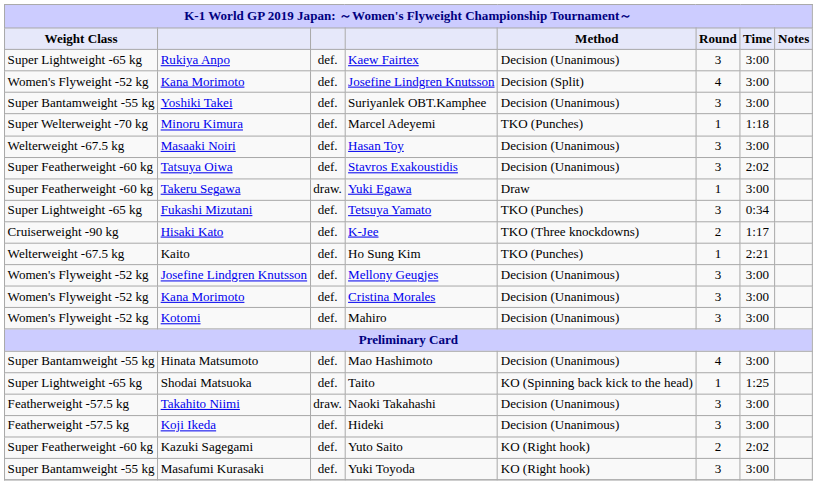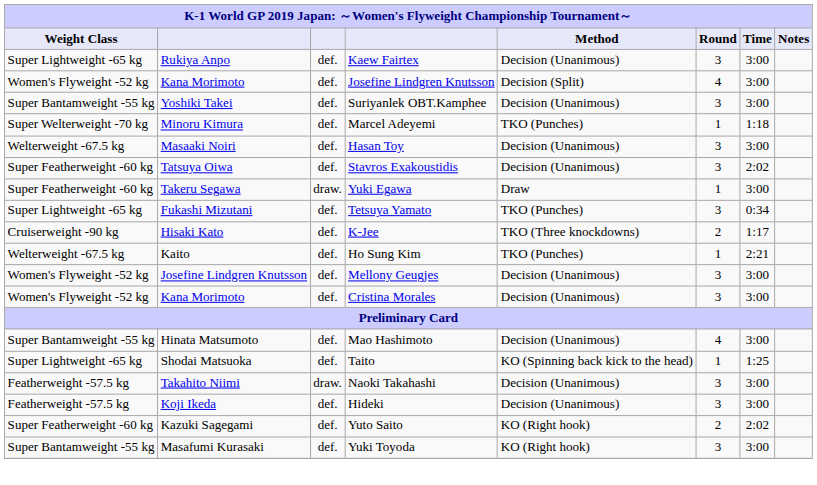- row: (367, 318)
